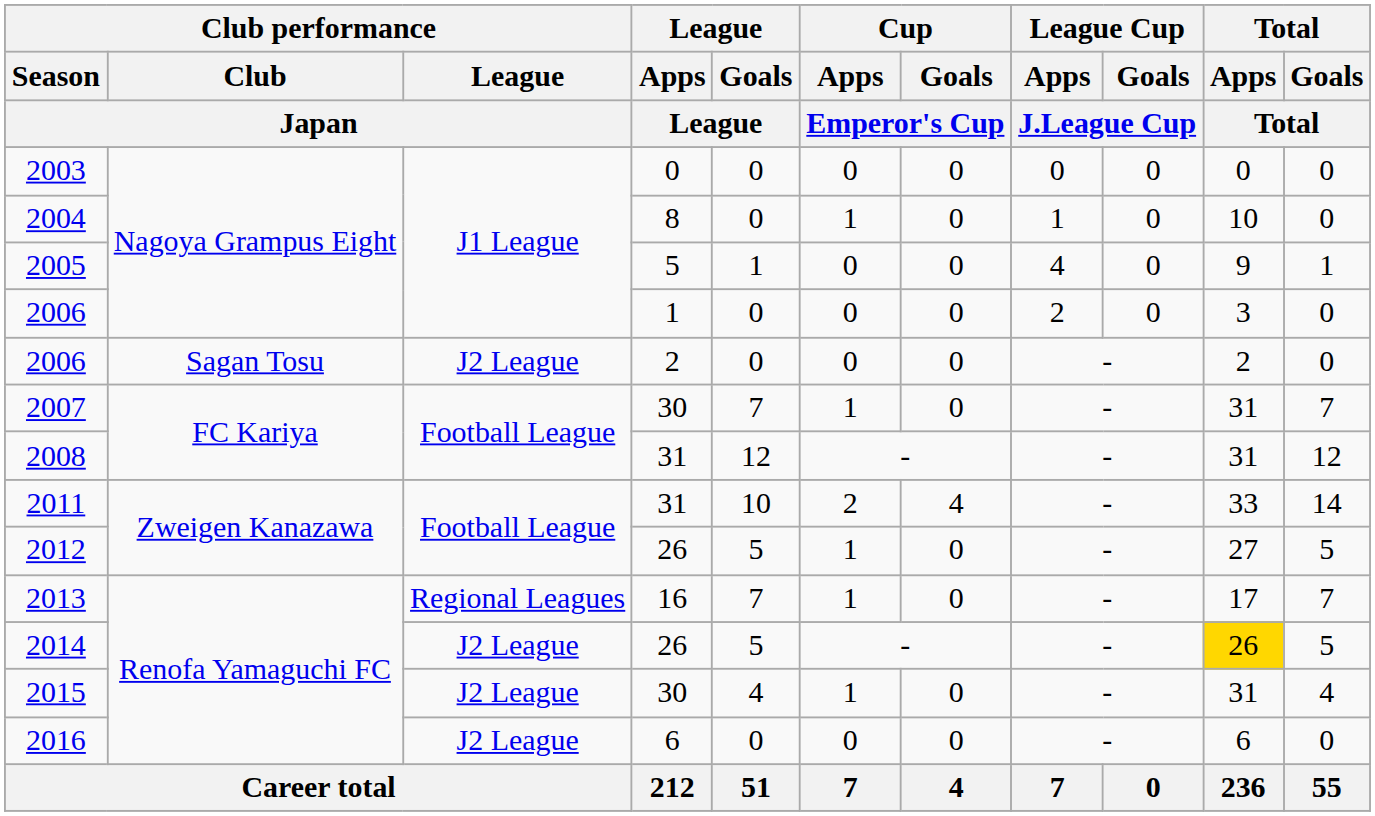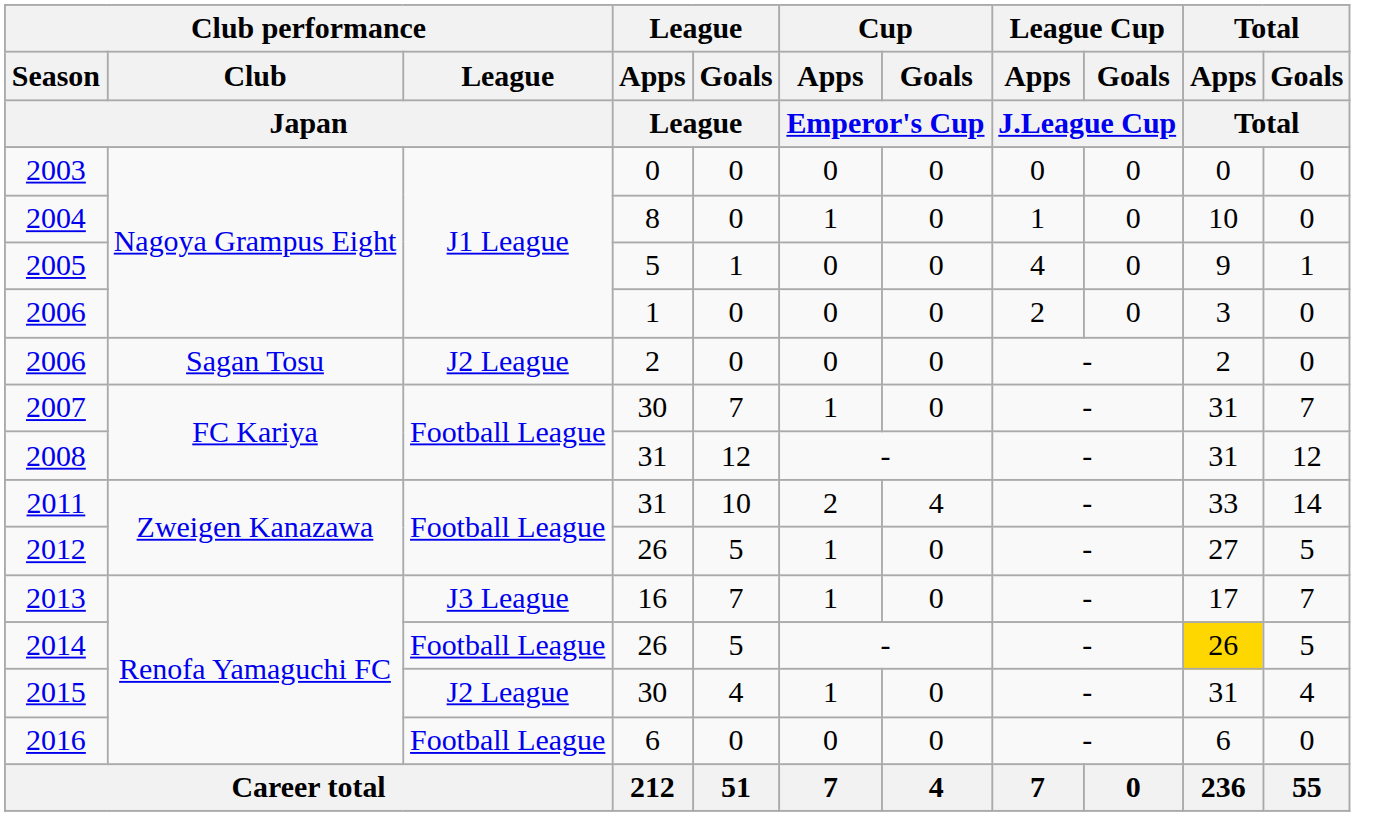(518, 597) Regional Leagues -> (508, 597) J3 League
(518, 645) J2 League -> (508, 645) Football League
(518, 739) J2 League -> (508, 739) Football League
